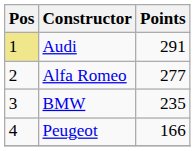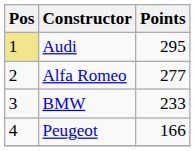(173, 46) 291 -> (173, 46) 295
(173, 103) 235 -> (173, 103) 233
